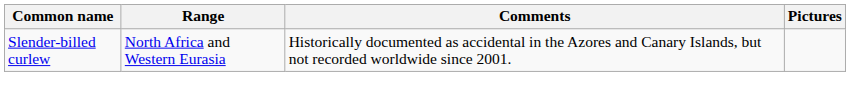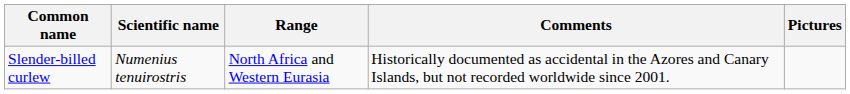+ column: (168, 25)
